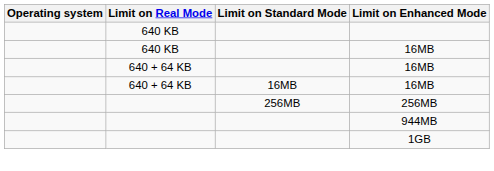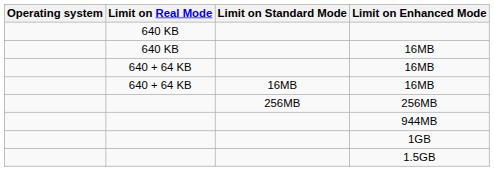+ row: (160, 157)
